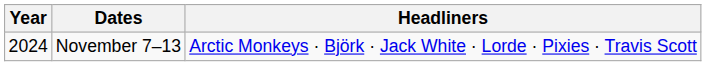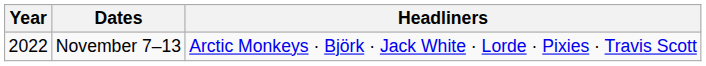(28, 46) 2024 -> (28, 46) 2022
